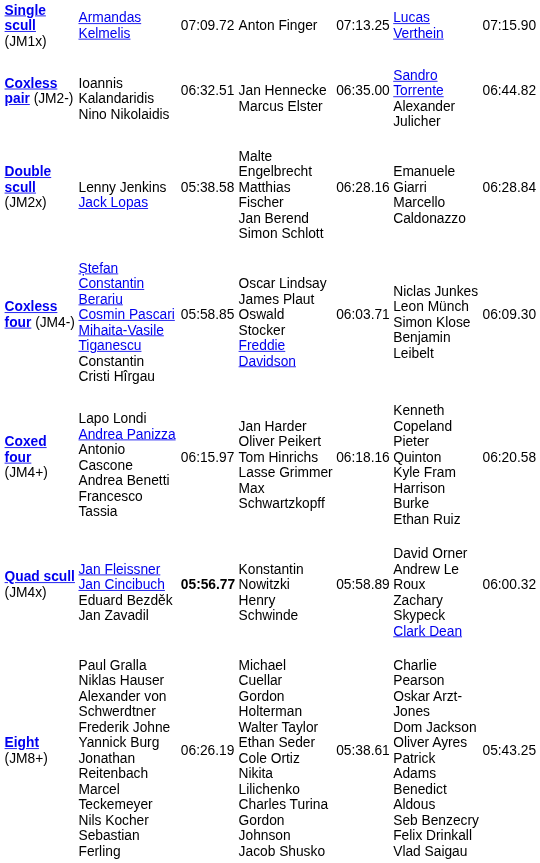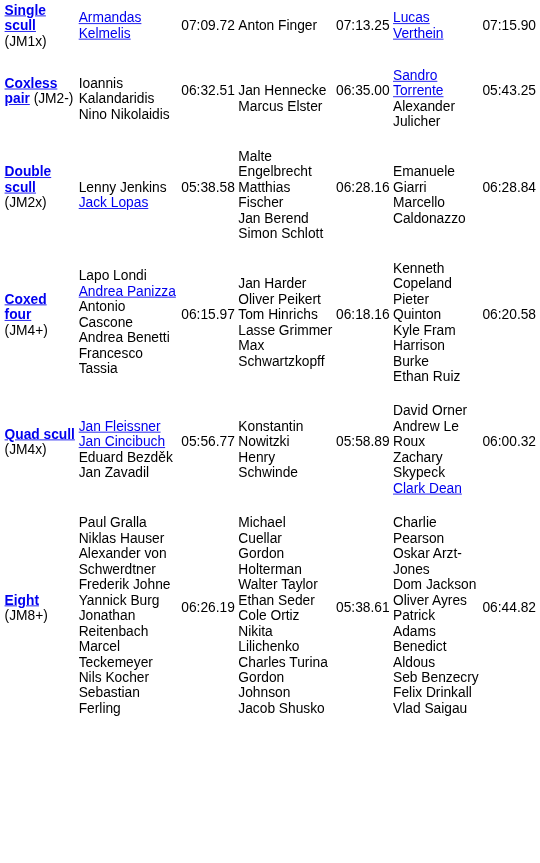(509, 91) 06:44.82 -> (509, 91) 05:43.25
- row: (40, 314)
(208, 584) bold -> (208, 442) normal
(509, 750) 05:43.25 -> (509, 608) 06:44.82
